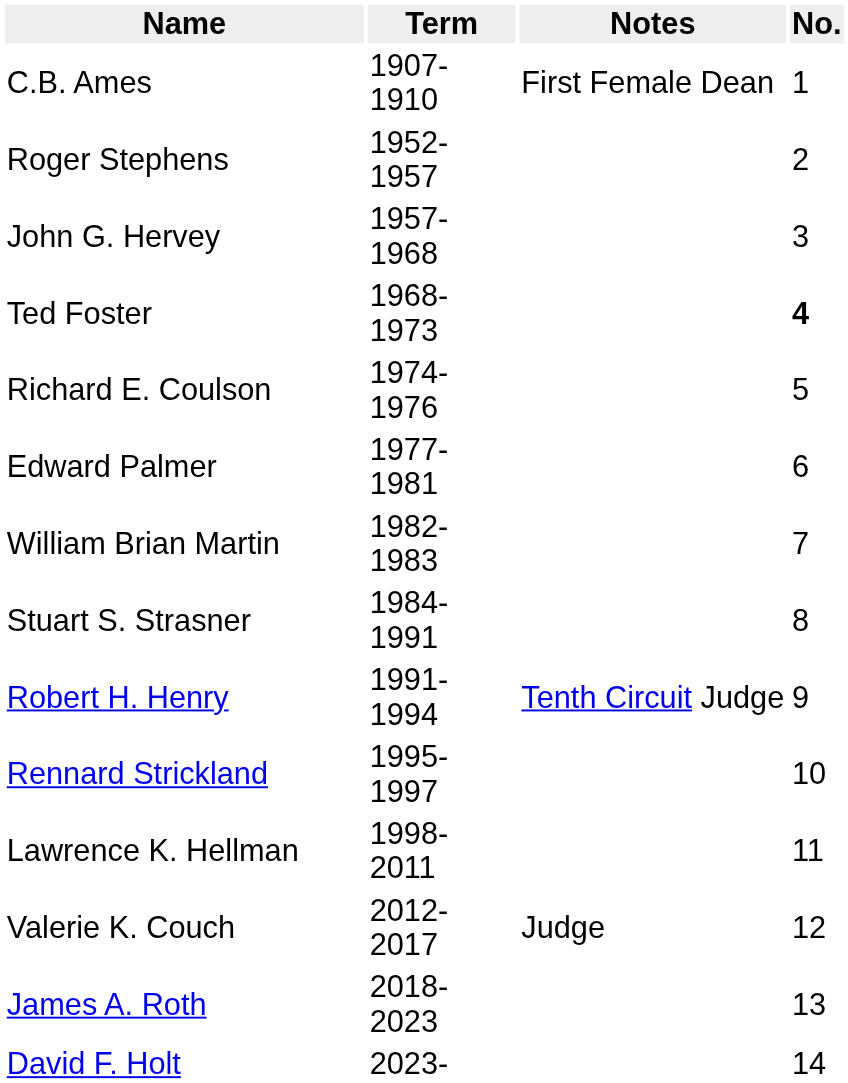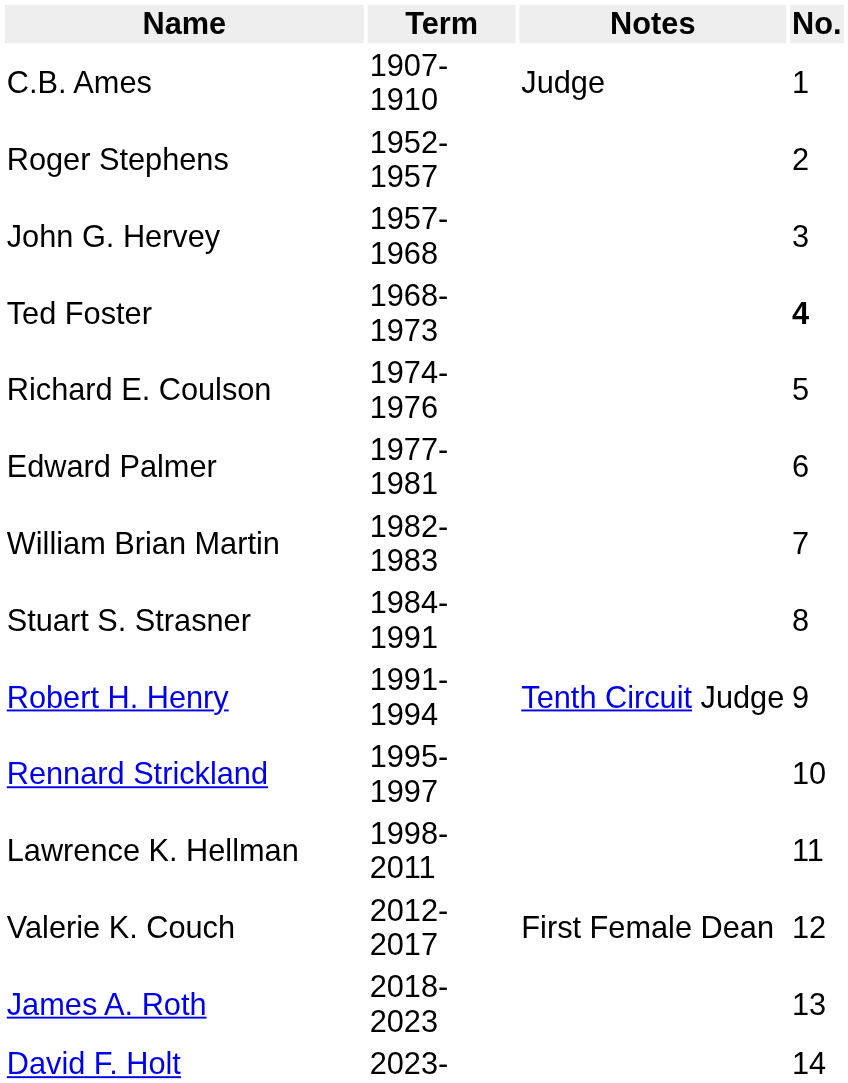(648, 83) First Female Dean -> (563, 83) Judge
(563, 927) Judge -> (648, 927) First Female Dean
